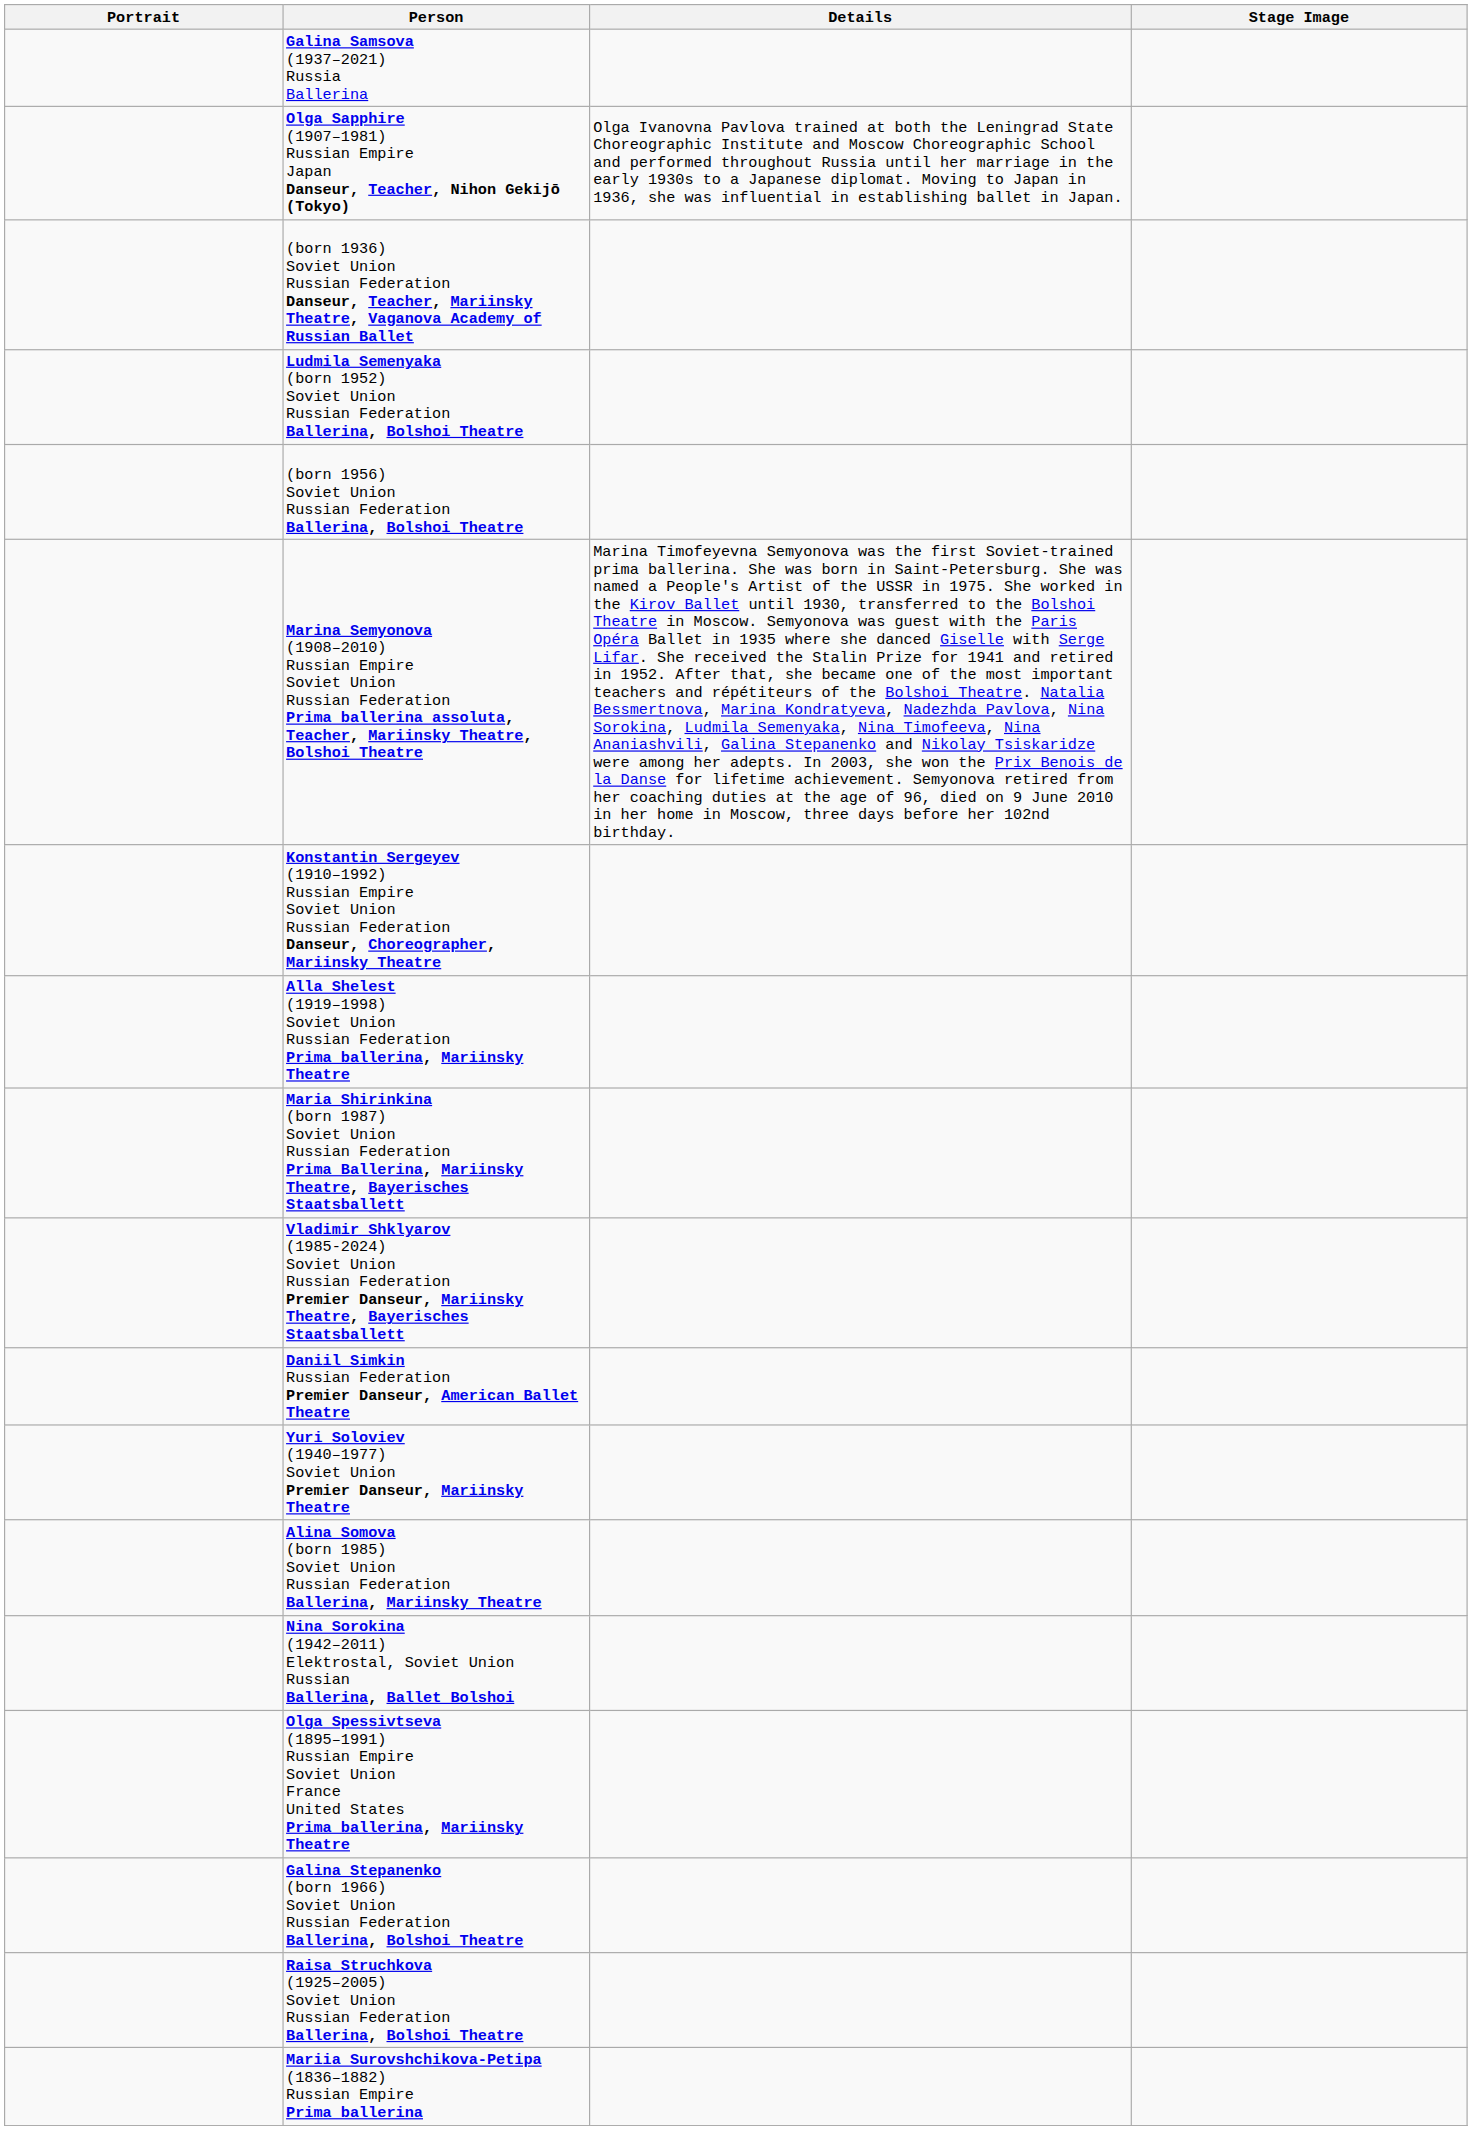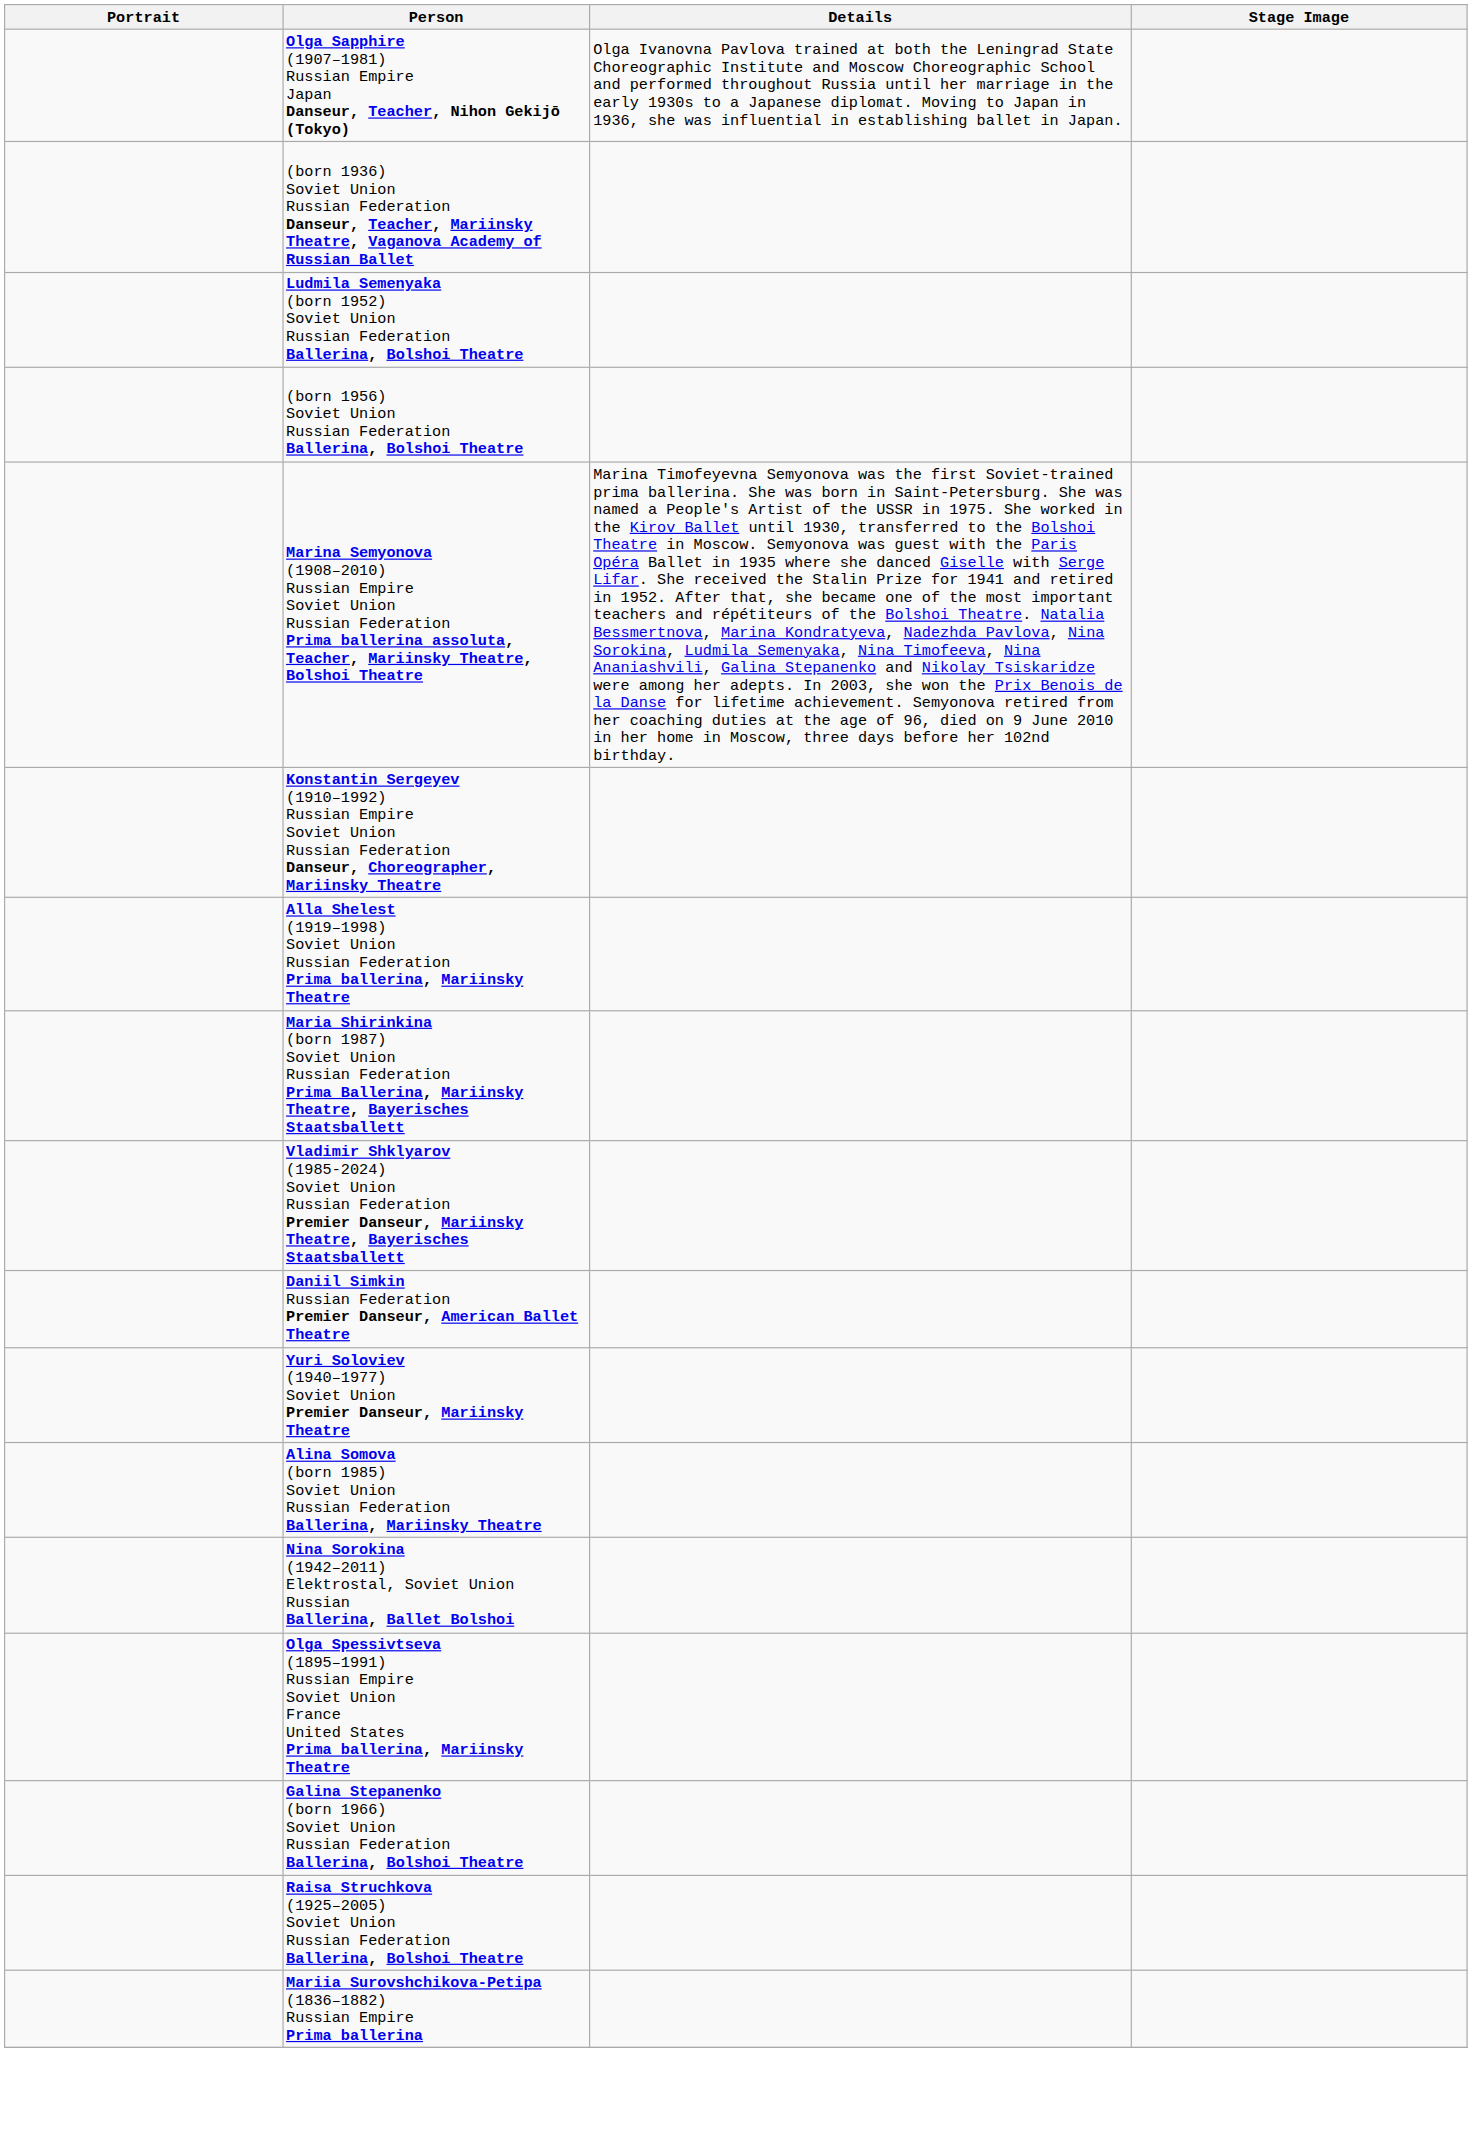- row: (350, 68)
